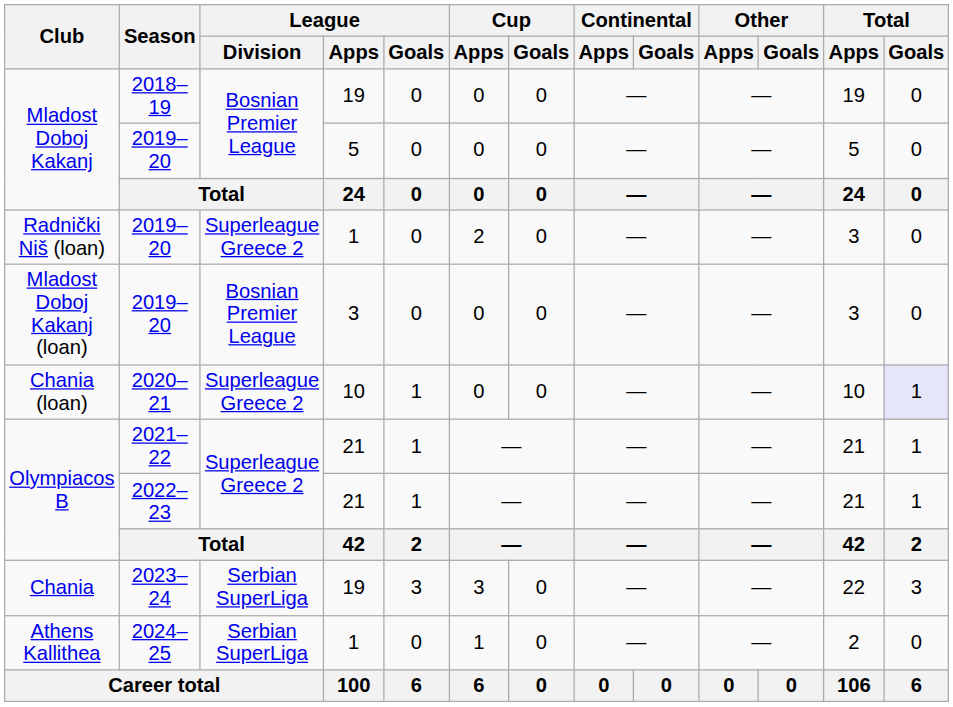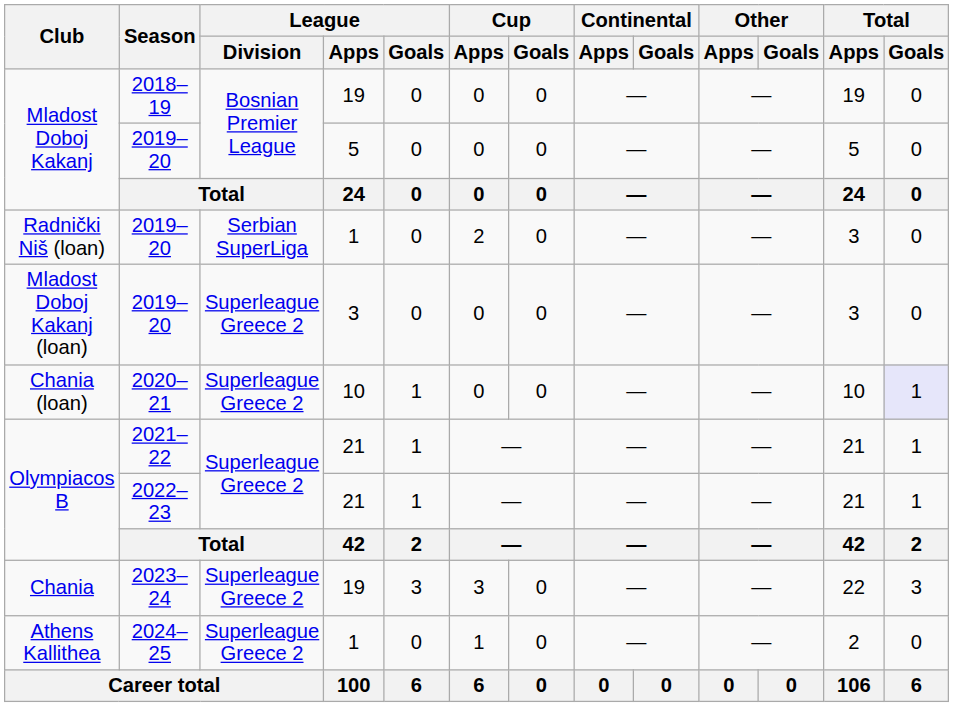(262, 237) Superleague Greece 2 -> (262, 237) Serbian SuperLiga
(262, 314) Bosnian Premier League -> (262, 314) Superleague Greece 2
(262, 587) Serbian SuperLiga -> (262, 587) Superleague Greece 2
(262, 642) Serbian SuperLiga -> (262, 642) Superleague Greece 2
